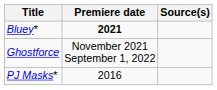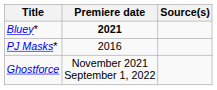rows swapped: (33, 53) <-> (32, 76)
